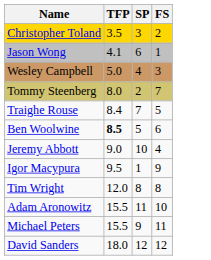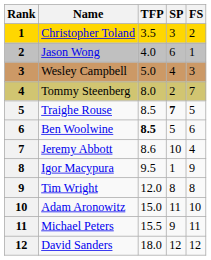+ column: (21, 14)
(114, 52) 4.1 -> (148, 52) 4.0
(114, 110) 8.4 -> (148, 110) 8.5
(138, 110) normal -> (172, 110) bold
(114, 149) 9.0 -> (148, 149) 8.6
(117, 206) 15.5 -> (151, 206) 15.0
